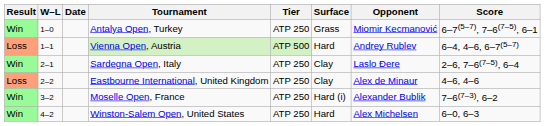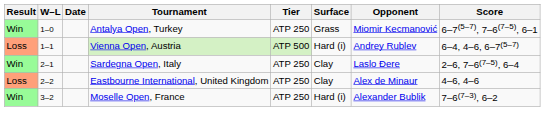(324, 46) Hard -> (330, 46) Hard (i)
- row: (167, 113)
